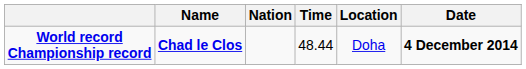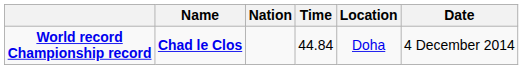(316, 45) 48.44 -> (316, 45) 44.84
(461, 45) bold -> (459, 45) normal
